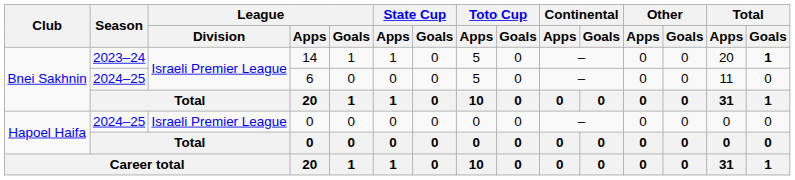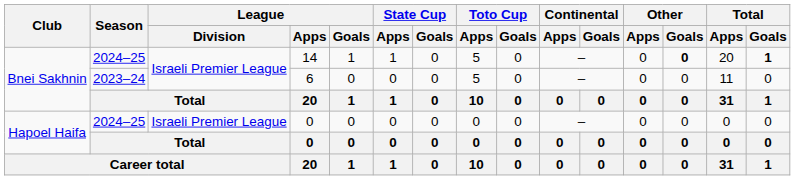(119, 57) 2023–24 -> (119, 57) 2024–25
(685, 57) normal -> (685, 57) bold
(119, 79) 2024–25 -> (119, 79) 2023–24
